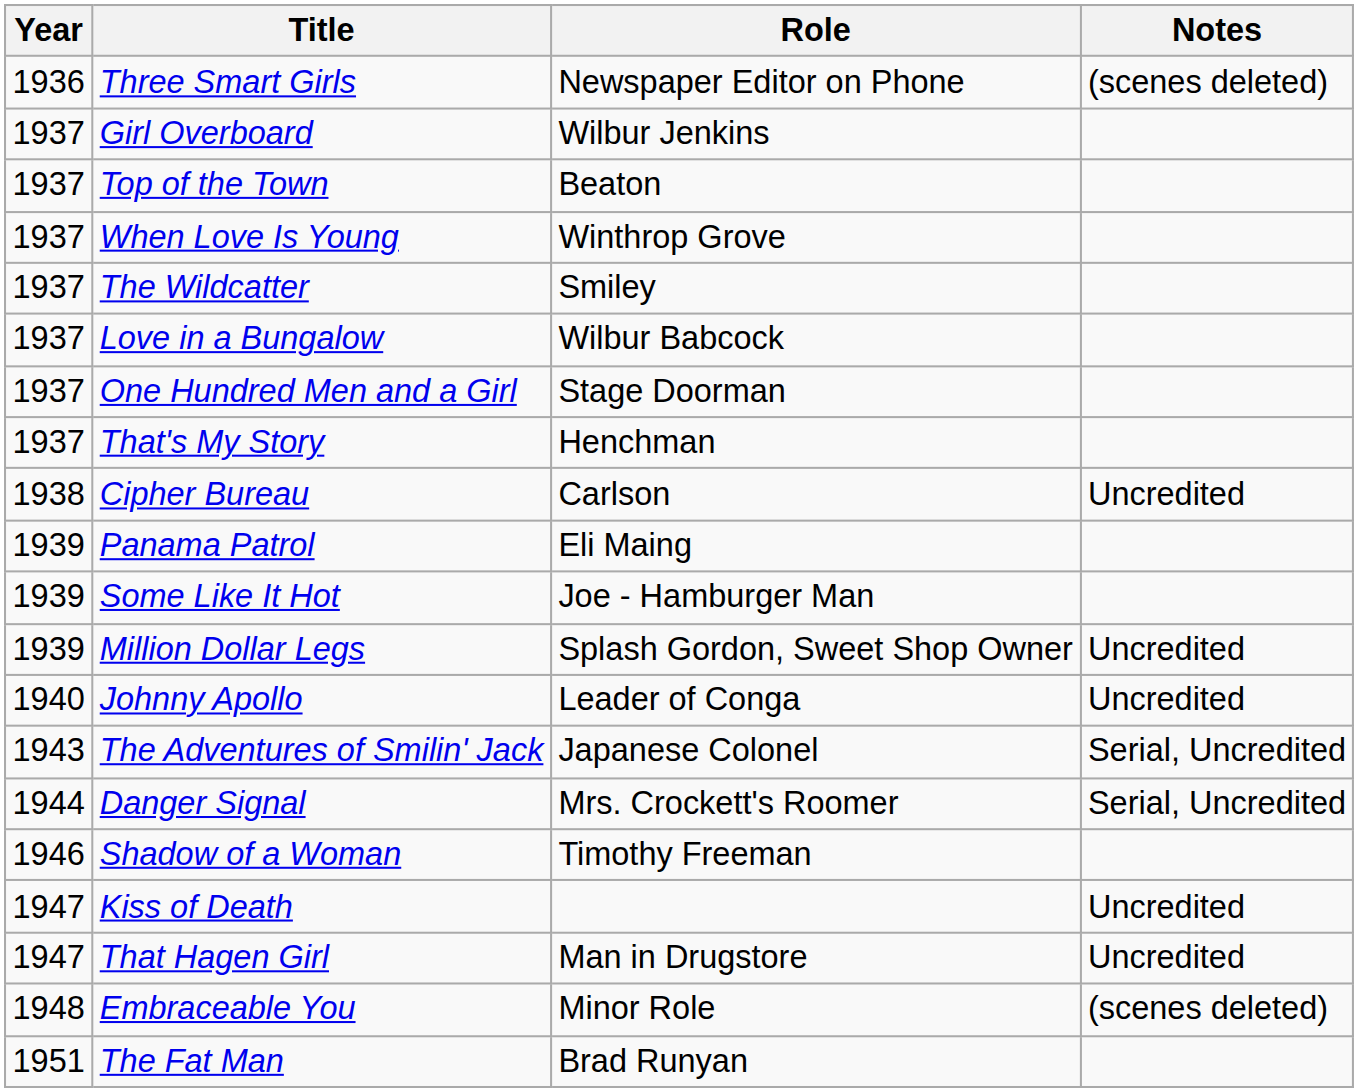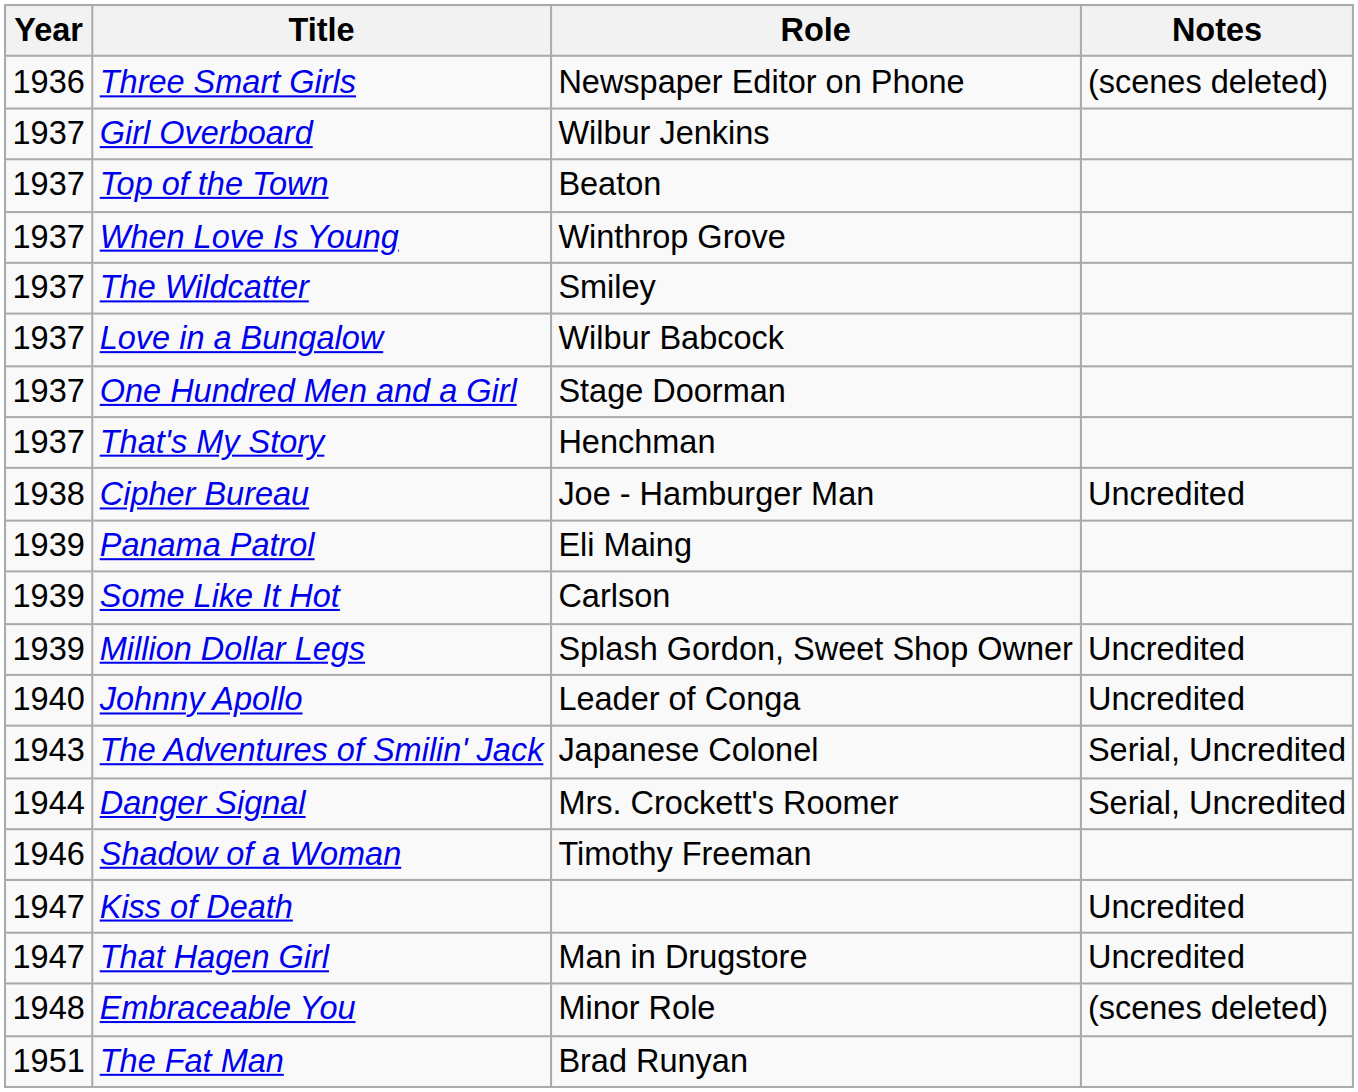(614, 493) Carlson -> (716, 493) Joe - Hamburger Man
(716, 596) Joe - Hamburger Man -> (614, 596) Carlson
